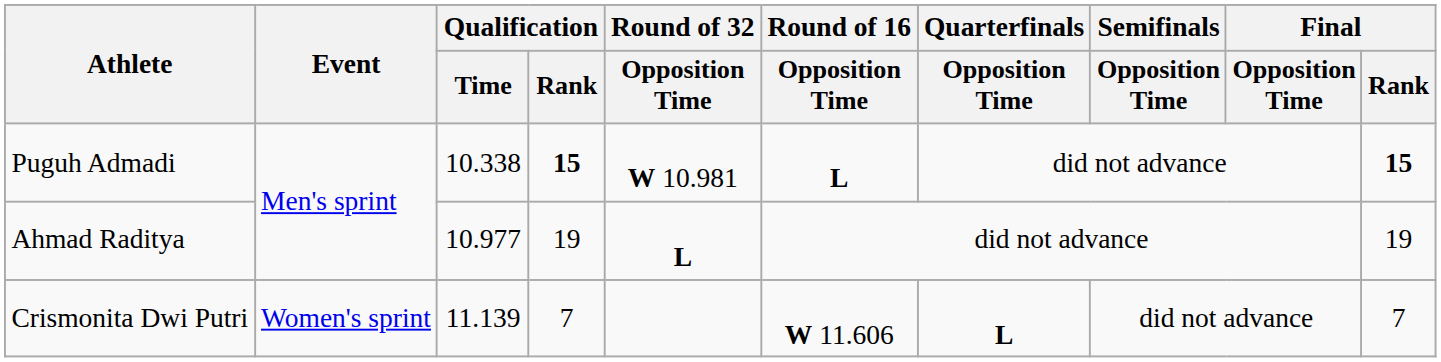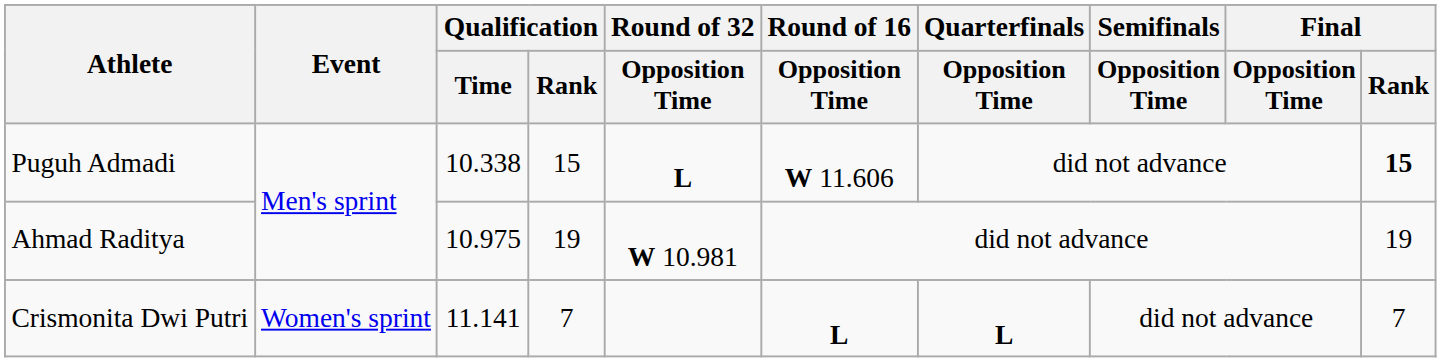(567, 162) bold -> (567, 162) normal
(683, 178) W 10.981 -> (683, 178) L
(839, 178) L -> (839, 178) W 11.606
(483, 240) 10.977 -> (483, 240) 10.975
(683, 256) L -> (683, 256) W 10.981
(483, 318) 11.139 -> (483, 318) 11.141
(839, 334) W 11.606 -> (839, 334) L
